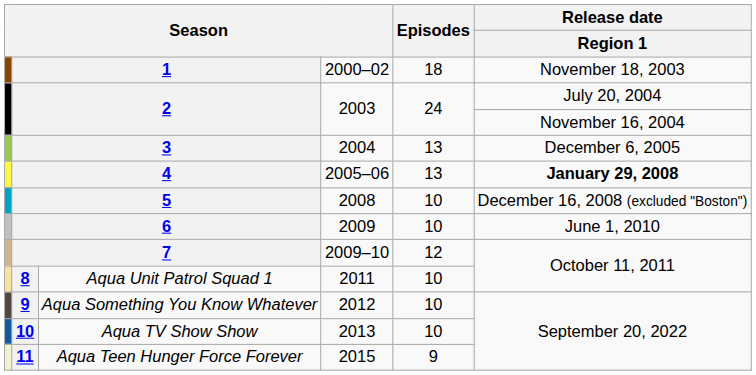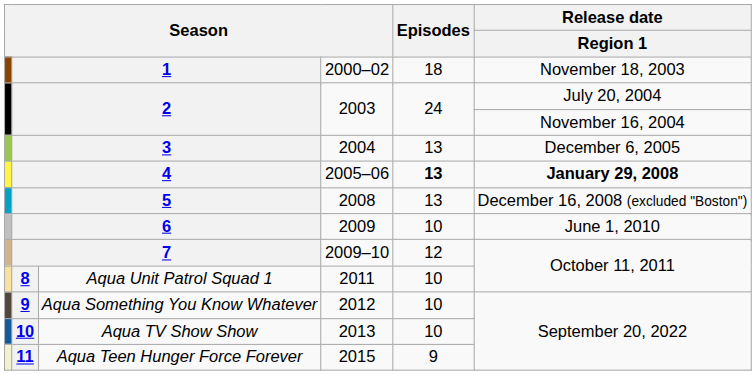(433, 174) normal -> (433, 174) bold
(433, 200) 10 -> (433, 200) 13
